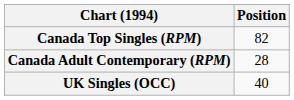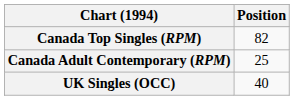(262, 60) 28 -> (262, 60) 25
